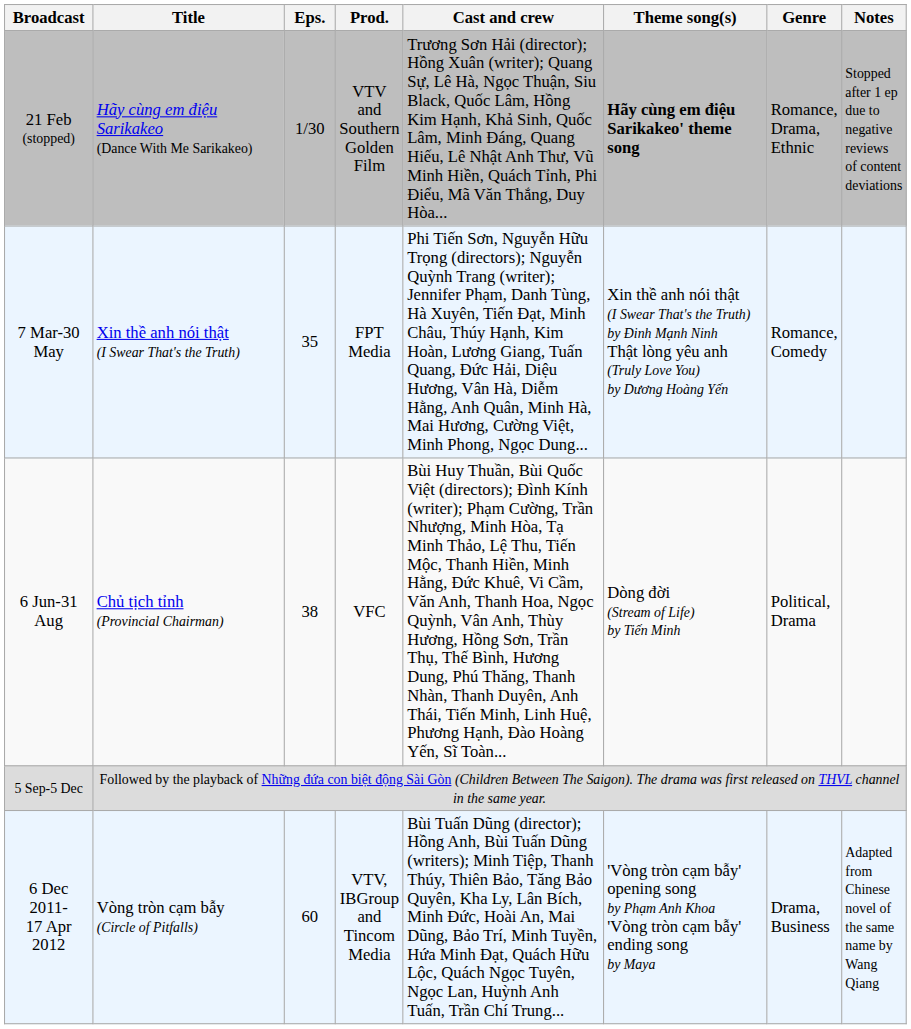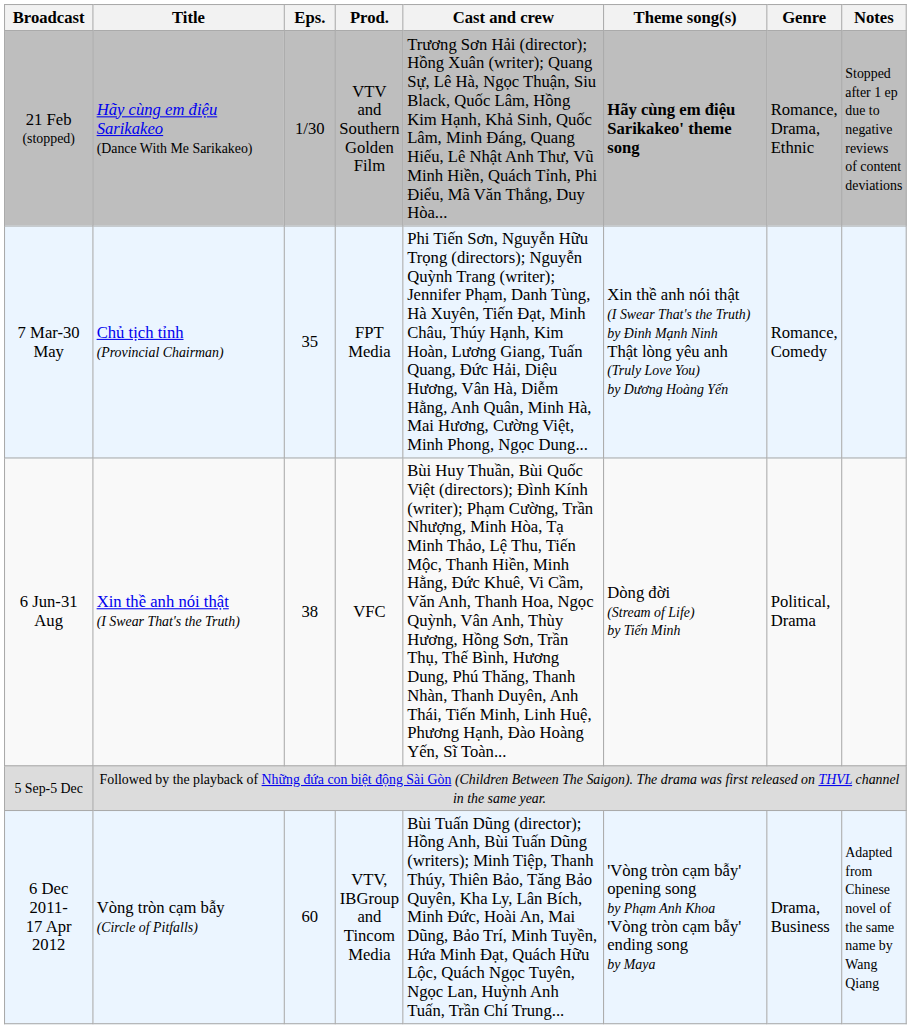(168, 341) Xin thề anh nói thật (I Swear That's the Truth) -> (160, 341) Chủ tịch tỉnh (Provincial Chairman)
(160, 611) Chủ tịch tỉnh (Provincial Chairman) -> (168, 611) Xin thề anh nói thật (I Swear That's the Truth)
